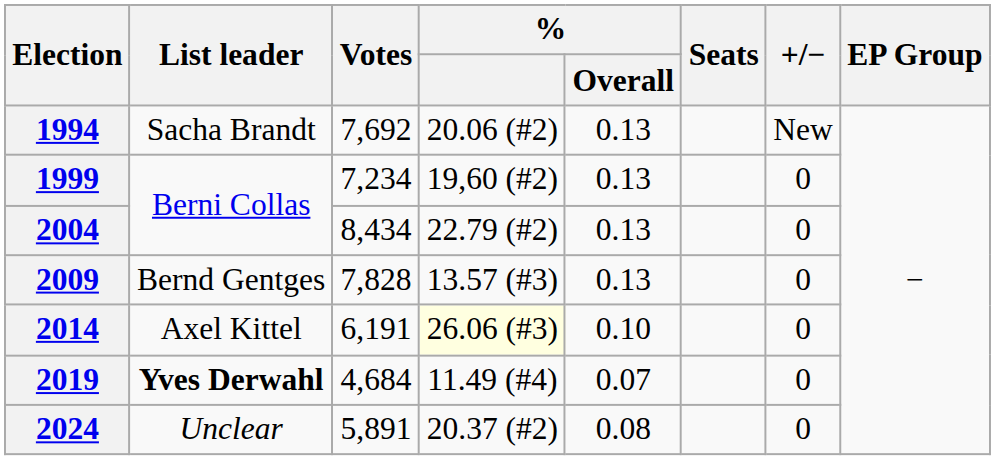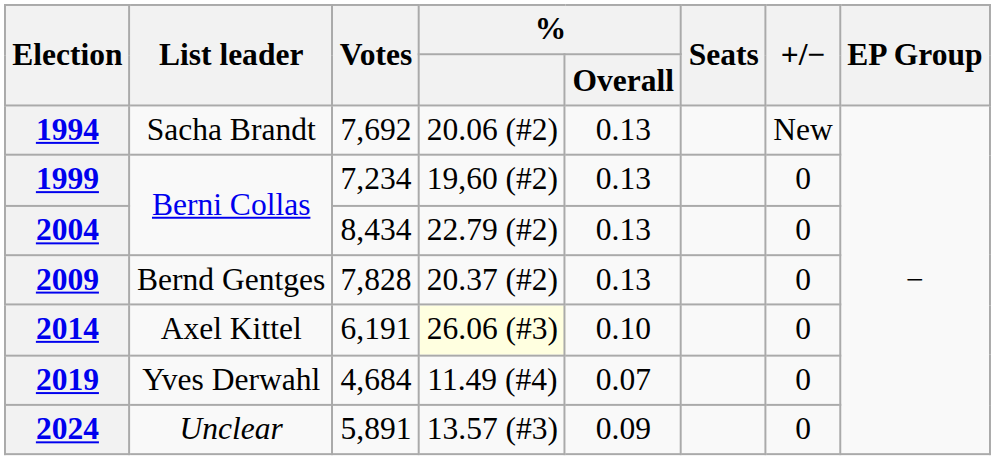(492, 279) 13.57 (#3) -> (492, 279) 20.37 (#2)
(231, 379) bold -> (231, 379) normal
(492, 429) 20.37 (#2) -> (492, 429) 13.57 (#3)
(623, 429) 0.08 -> (623, 429) 0.09
